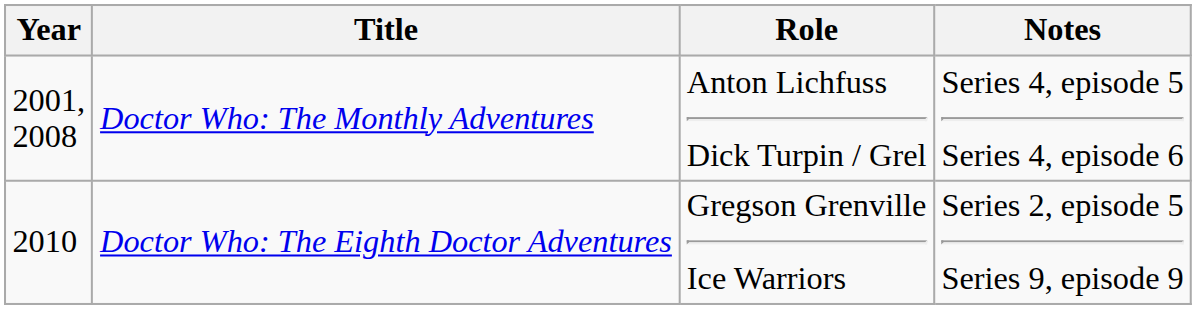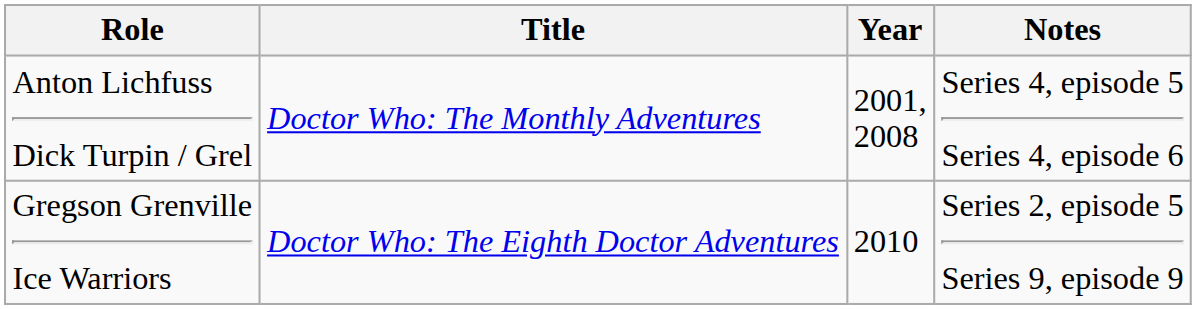columns swapped: (49, 30) <-> (807, 30)
